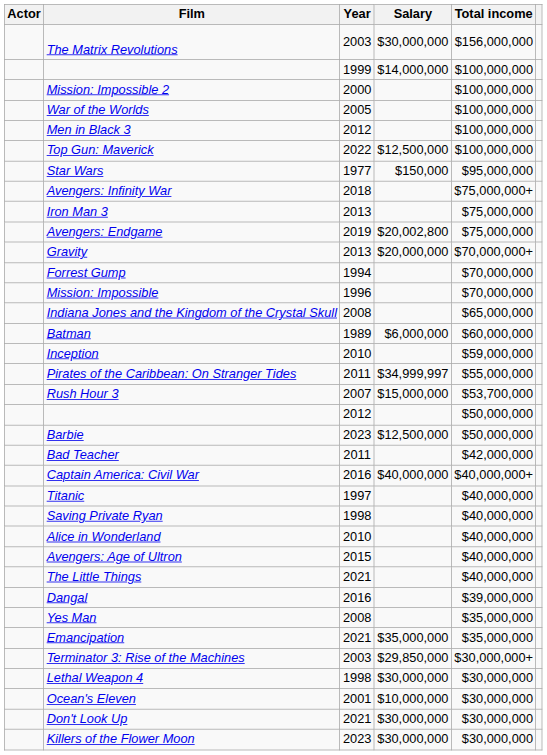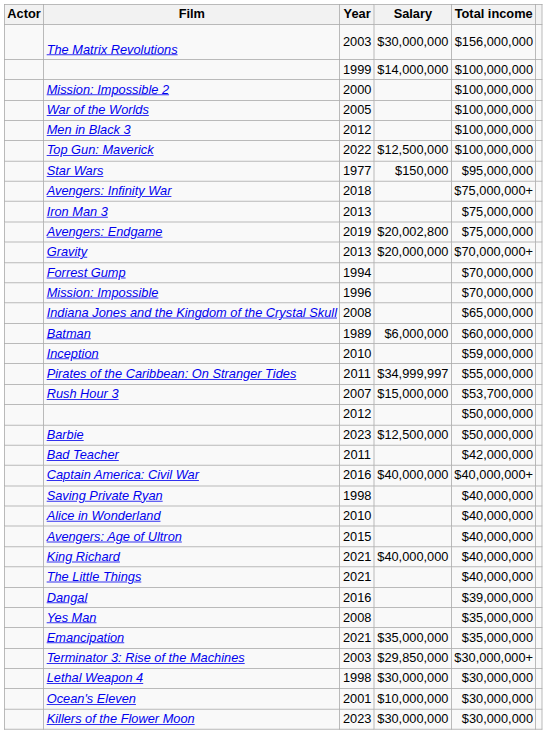- row: (65, 495)
+ row: (83, 556)
- row: (87, 719)
